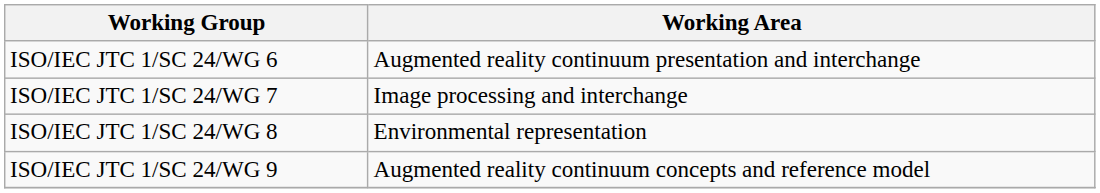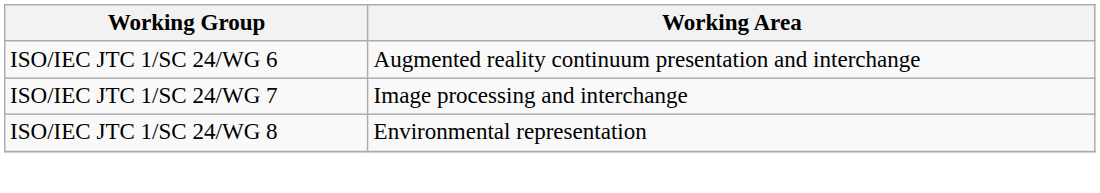- row: (144, 168)
